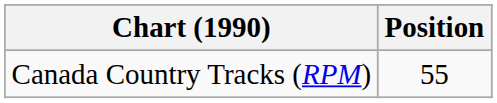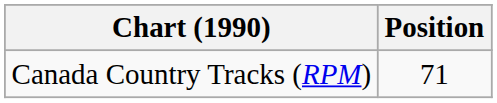(434, 73) 55 -> (434, 73) 71
